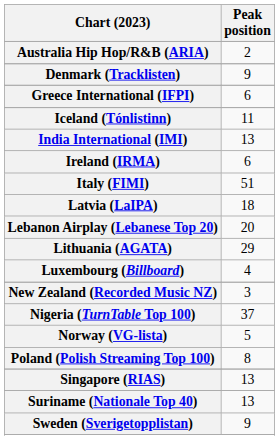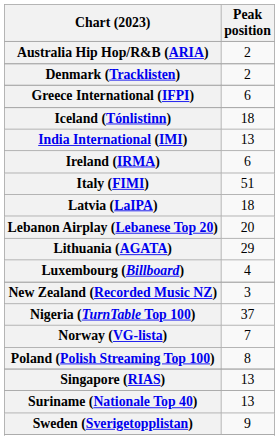(248, 74) 9 -> (248, 74) 2
(248, 118) 11 -> (248, 118) 18
(248, 336) 5 -> (248, 336) 7
